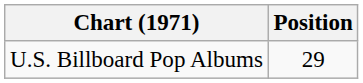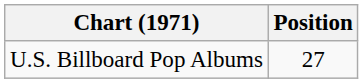(313, 59) 29 -> (313, 59) 27
